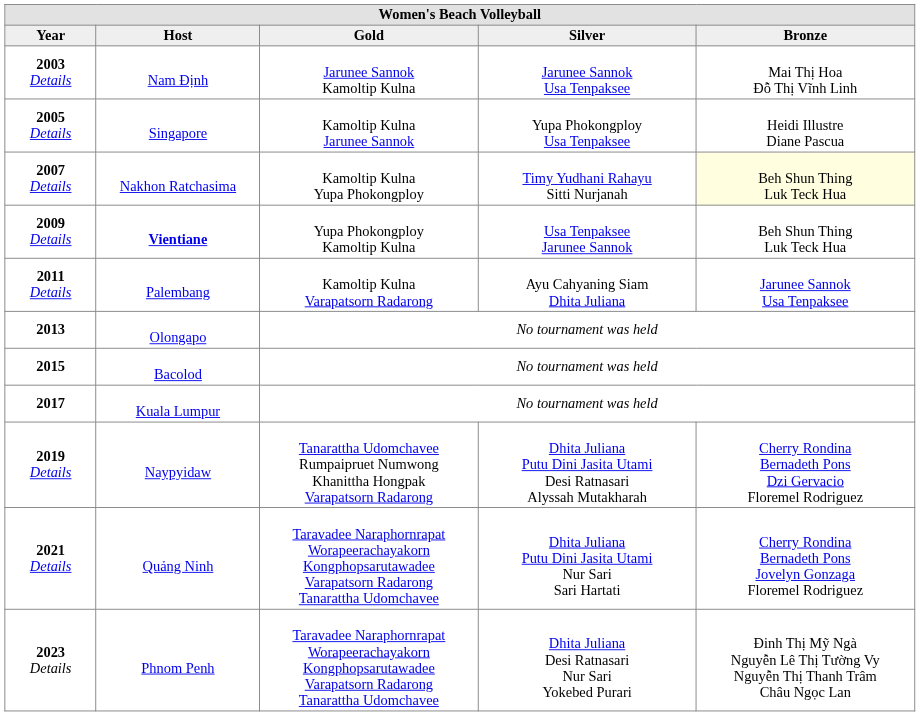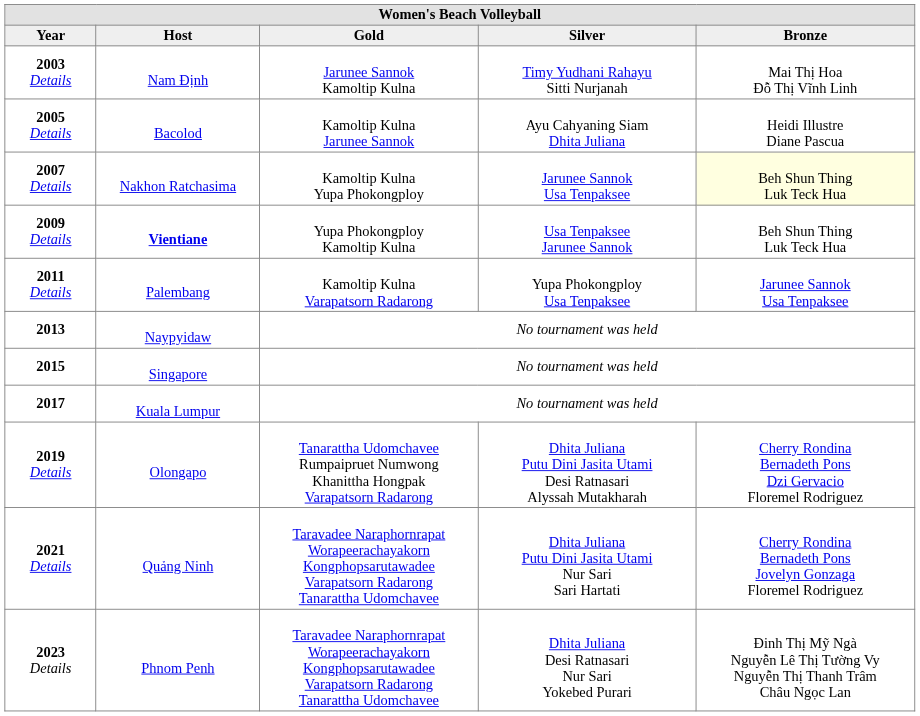(587, 80) Jarunee Sannok Usa Tenpaksee -> (587, 80) Timy Yudhani Rahayu Sitti Nurjanah
(178, 133) Singapore -> (178, 133) Bacolod
(587, 133) Yupa Phokongploy Usa Tenpaksee -> (587, 133) Ayu Cahyaning Siam Dhita Juliana
(587, 186) Timy Yudhani Rahayu Sitti Nurjanah -> (587, 186) Jarunee Sannok Usa Tenpaksee
(587, 292) Ayu Cahyaning Siam Dhita Juliana -> (587, 292) Yupa Phokongploy Usa Tenpaksee
(178, 337) Olongapo -> (178, 337) Naypyidaw
(178, 374) Bacolod -> (178, 374) Singapore
(178, 472) Naypyidaw -> (178, 472) Olongapo
